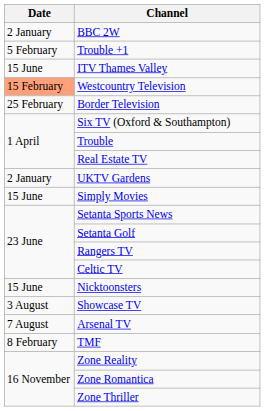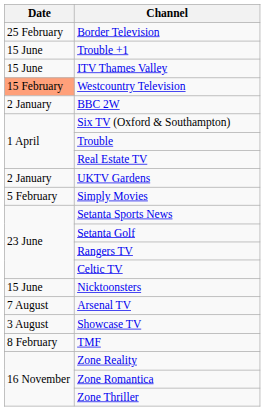rows swapped: (98, 31) <-> (118, 104)
(32, 50) 5 February -> (25, 50) 15 June
(25, 196) 15 June -> (32, 196) 5 February
rows swapped: (109, 305) <-> (104, 324)
